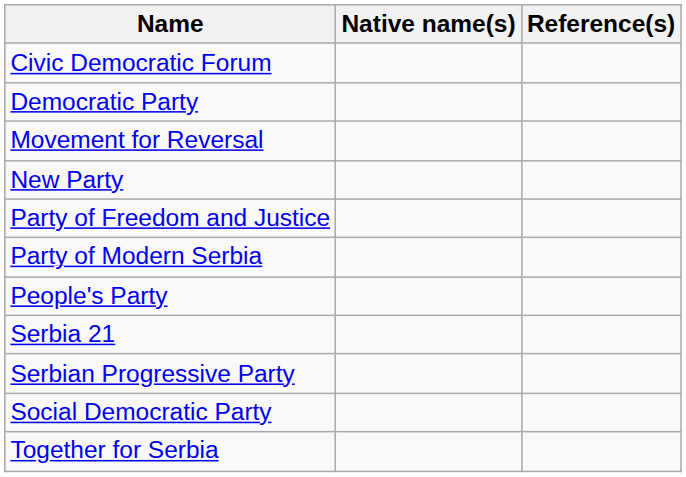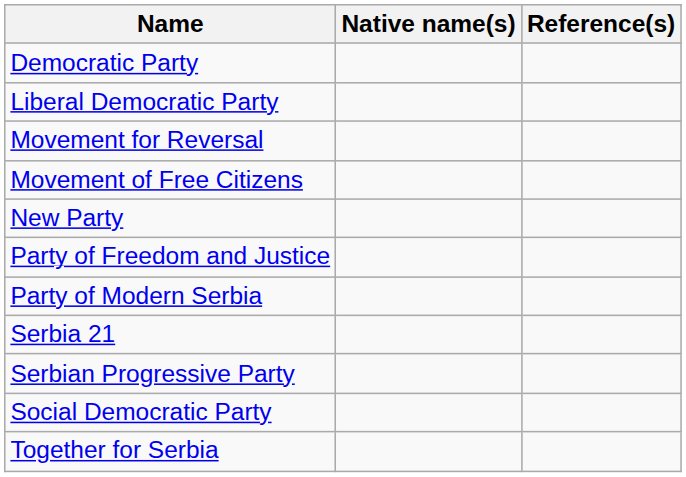- row: (141, 62)
+ row: (144, 101)
+ row: (157, 179)
- row: (89, 295)
